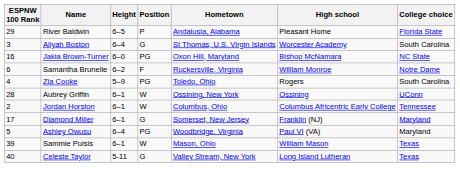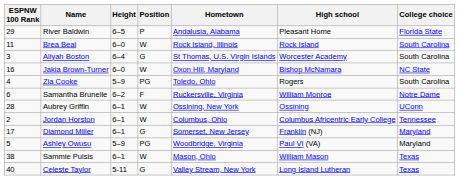+ row: (60, 44)
(145, 57) PG -> (143, 69) W
rows swapped: (75, 69) <-> (60, 82)
(119, 132) 6–4 -> (119, 144) 5–9
(10, 144) 39 -> (10, 156) 38
